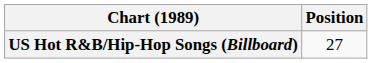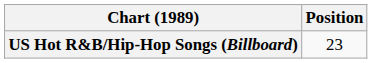(334, 44) 27 -> (334, 44) 23
